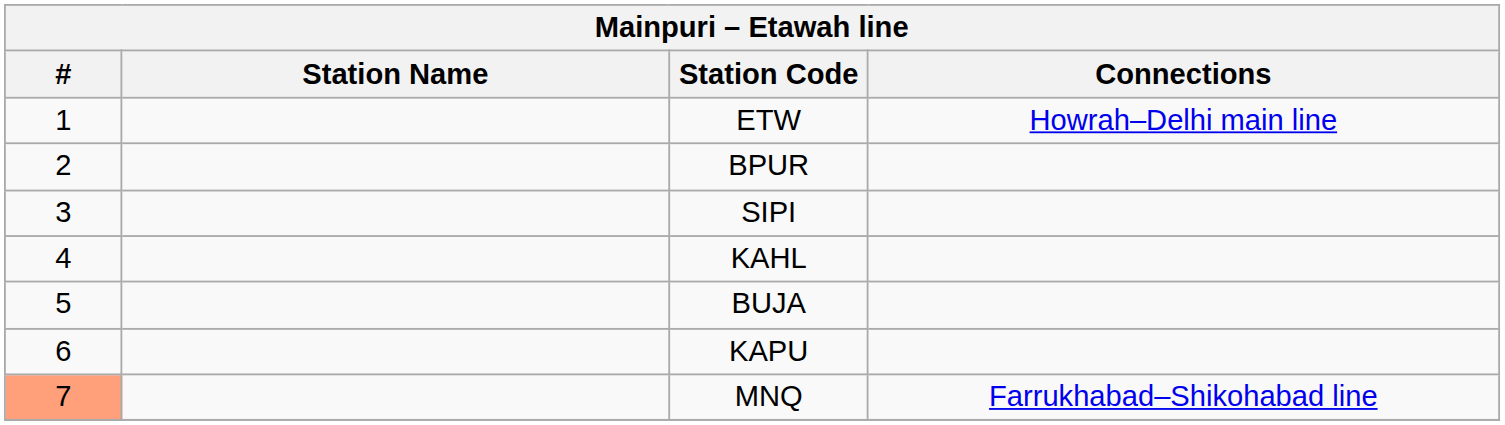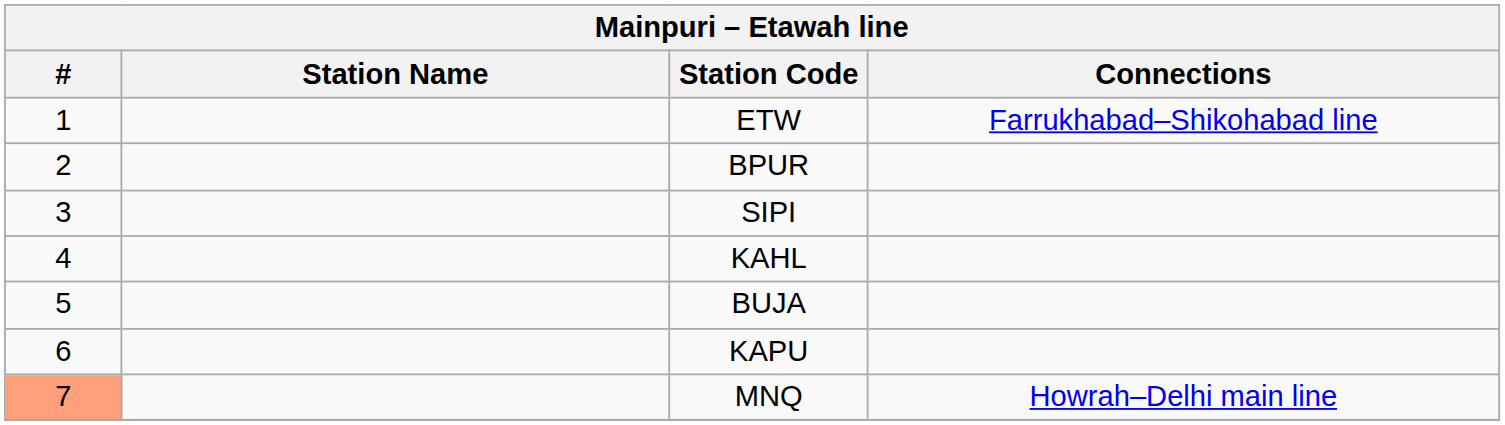(1183, 119) Howrah–Delhi main line -> (1183, 119) Farrukhabad–Shikohabad line
(1183, 397) Farrukhabad–Shikohabad line -> (1183, 397) Howrah–Delhi main line
